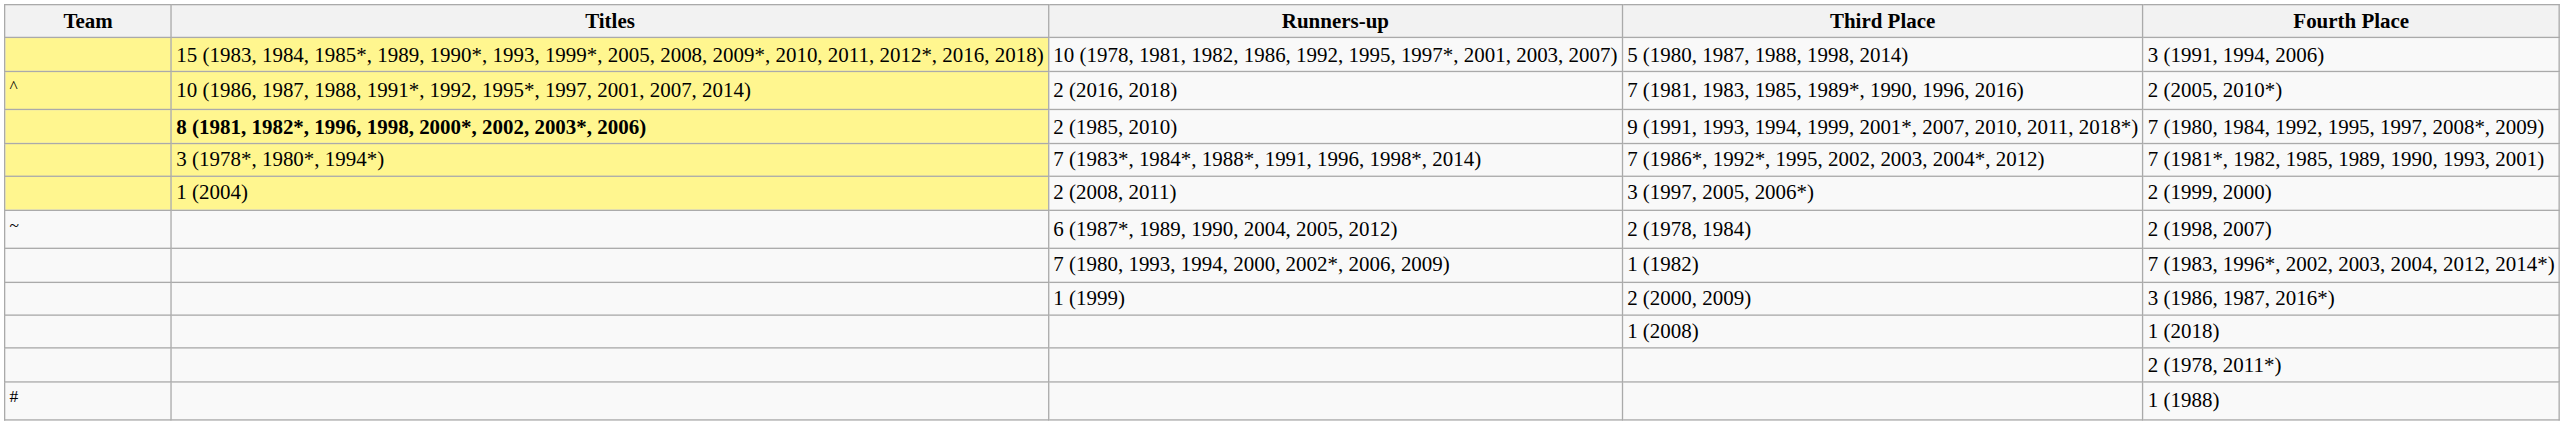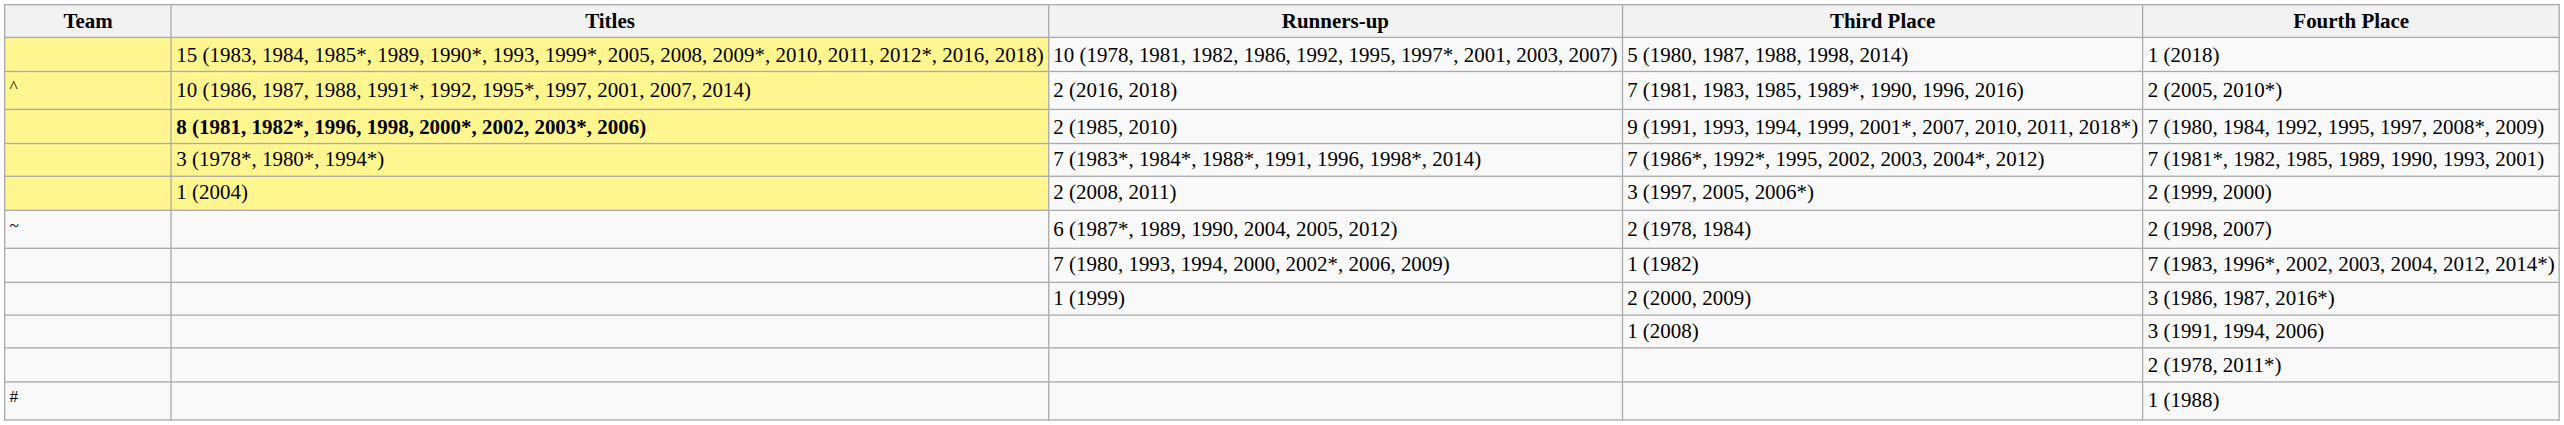(2236, 54) 3 (1991, 1994, 2006) -> (2184, 54) 1 (2018)
(2184, 331) 1 (2018) -> (2236, 331) 3 (1991, 1994, 2006)
